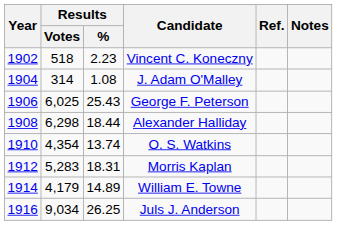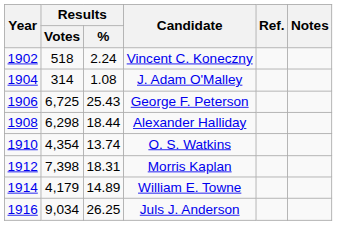(103, 58) 2.23 -> (103, 58) 2.24
(62, 101) 6,025 -> (62, 101) 6,725
(62, 166) 5,283 -> (62, 166) 7,398
